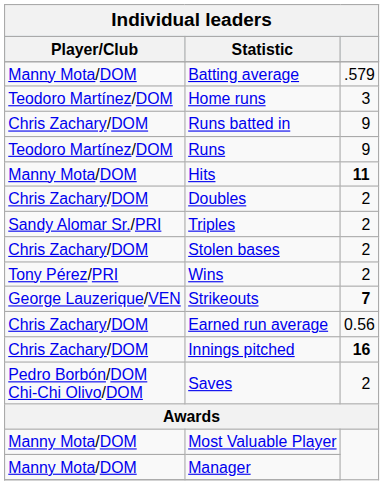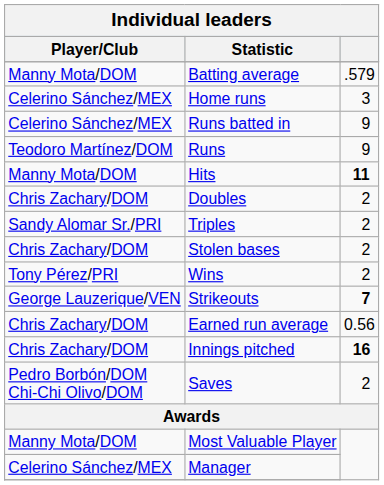(91, 99) Teodoro Martínez/DOM -> (90, 99) Celerino Sánchez/MEX
(78, 124) Chris Zachary/DOM -> (90, 124) Celerino Sánchez/MEX
(72, 467) Manny Mota/DOM -> (90, 467) Celerino Sánchez/MEX
